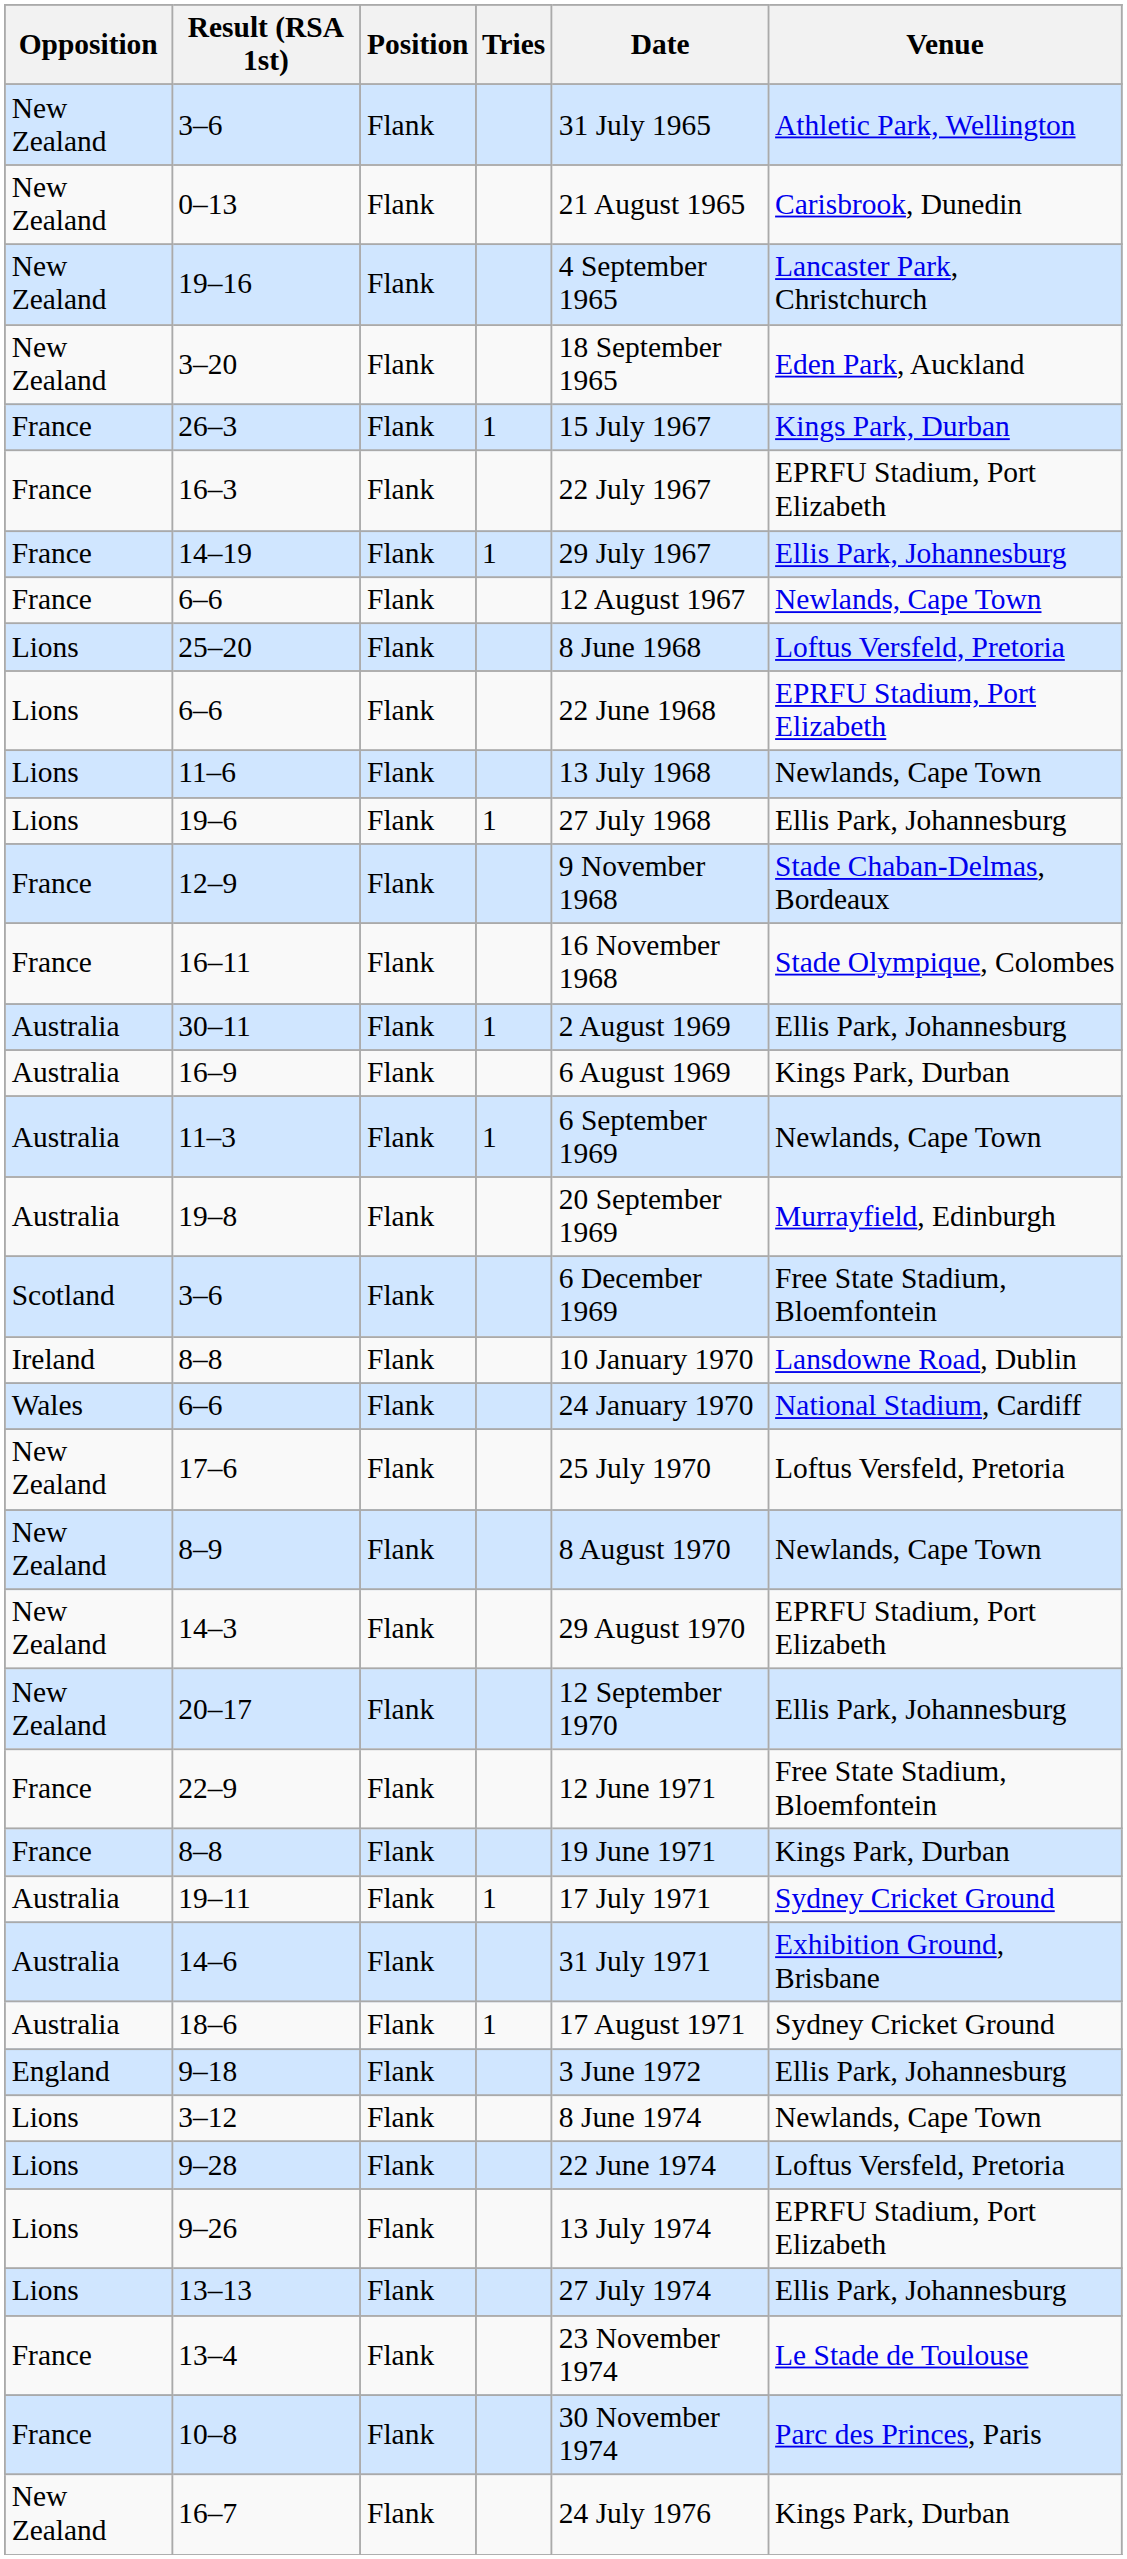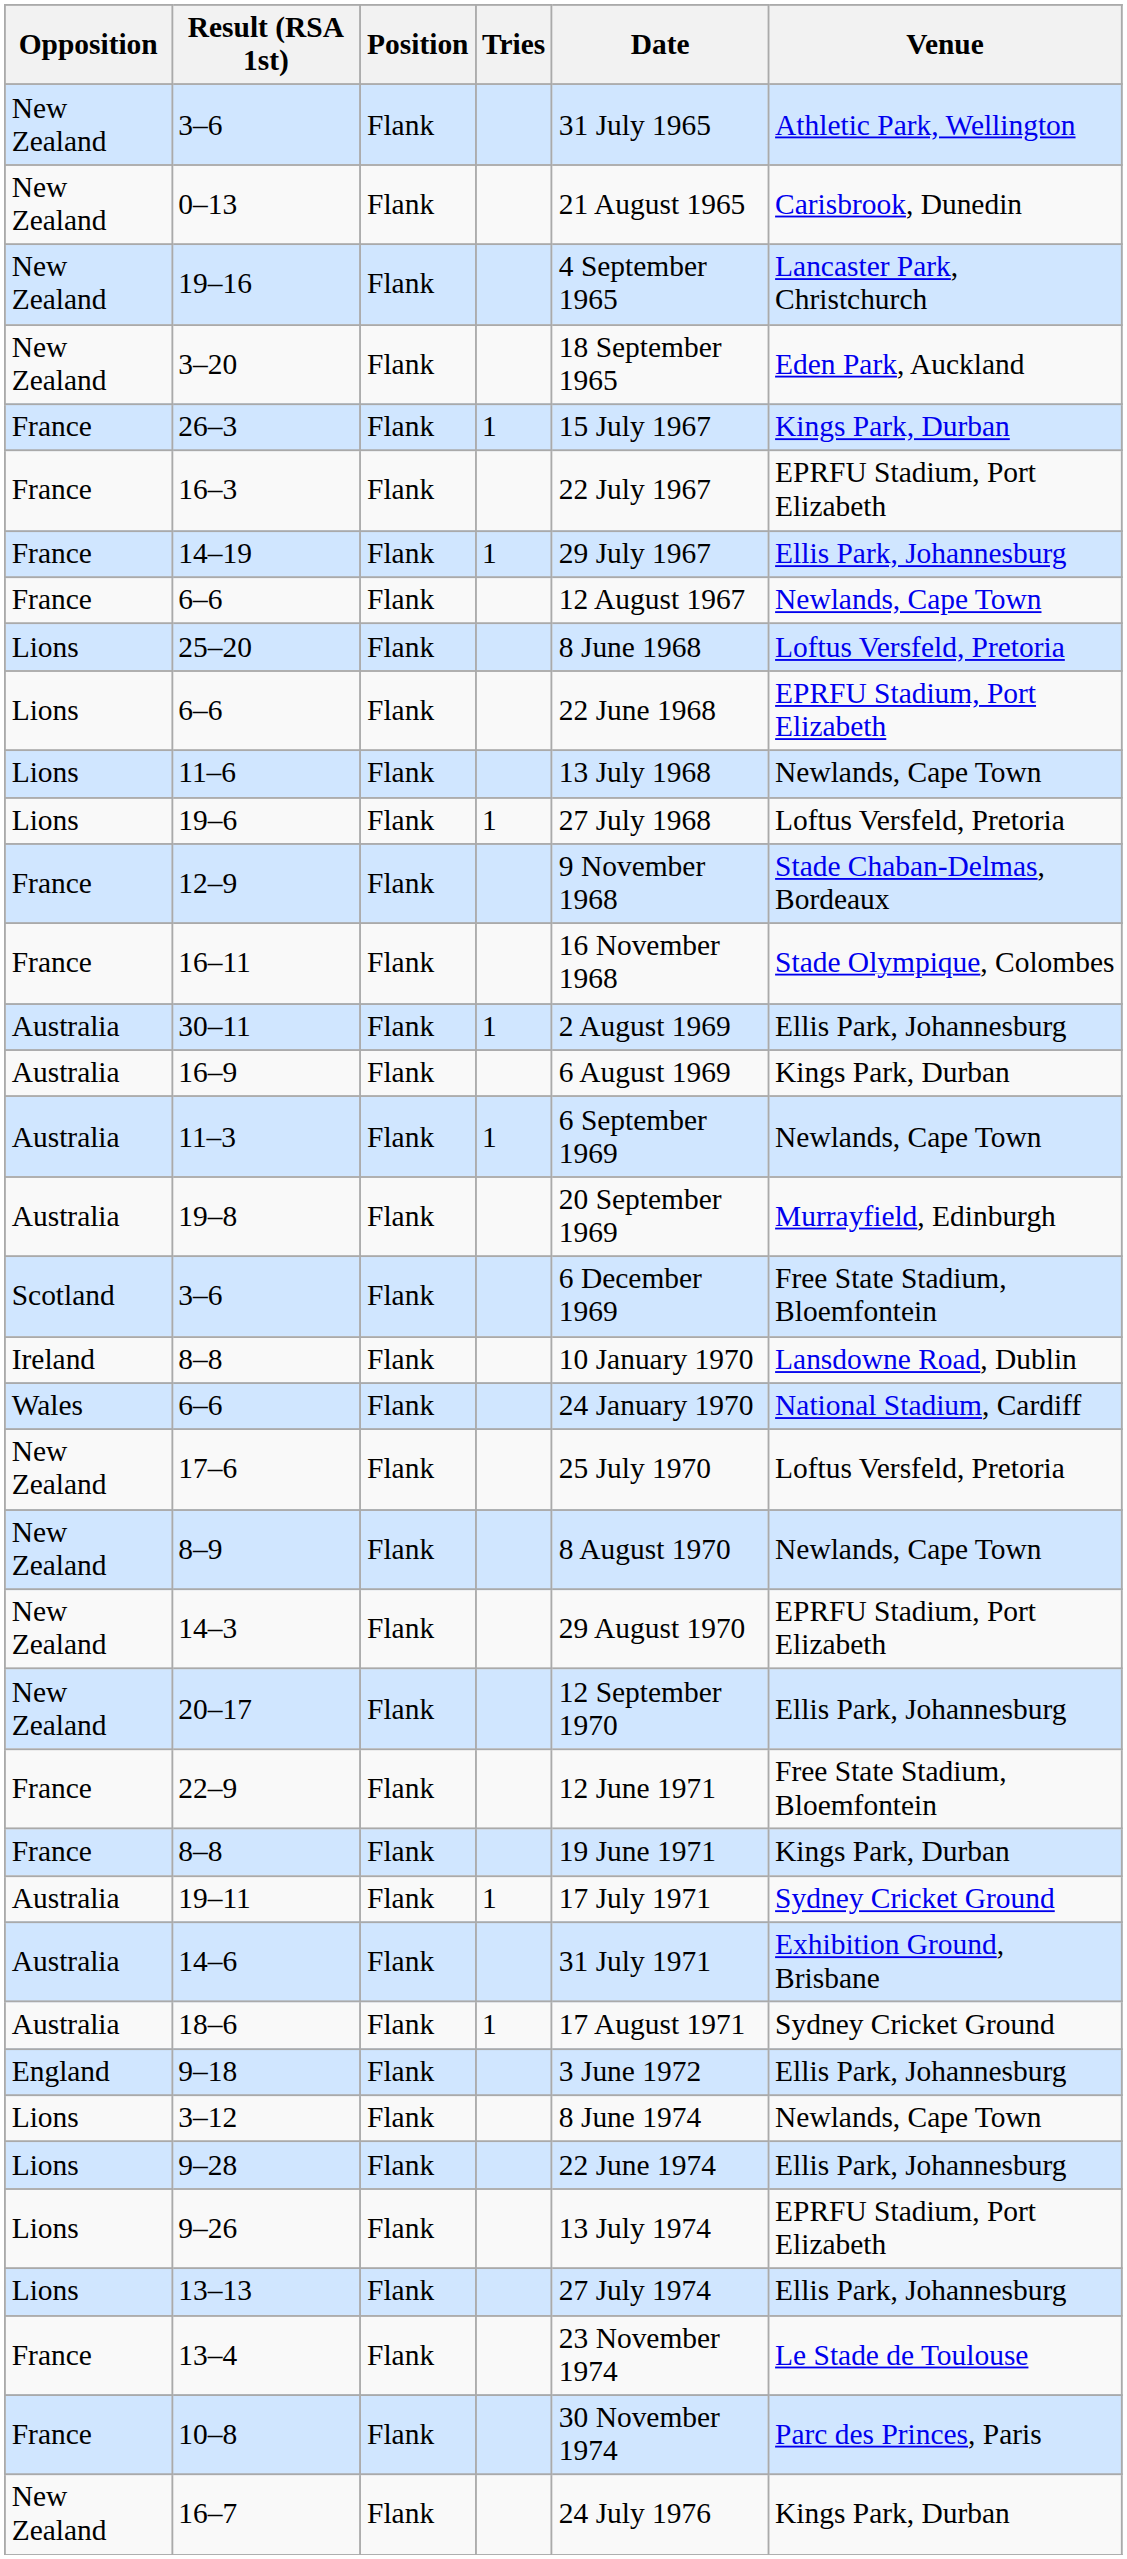(921, 819) Ellis Park, Johannesburg -> (920, 819) Loftus Versfeld, Pretoria
(920, 2164) Loftus Versfeld, Pretoria -> (921, 2164) Ellis Park, Johannesburg
